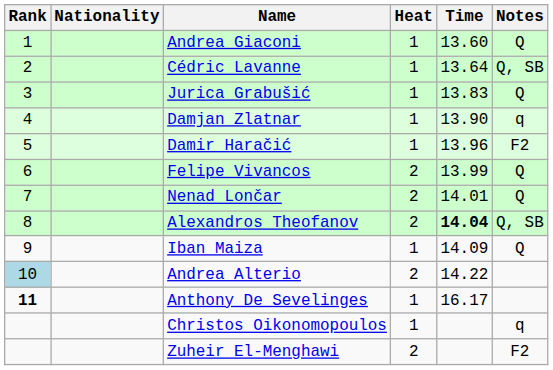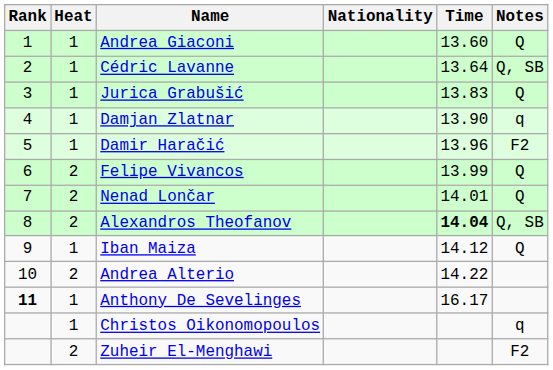columns swapped: (414, 18) <-> (107, 18)
(464, 249) 14.09 -> (464, 249) 14.12
(28, 275) lightblue background -> (28, 275) no background
